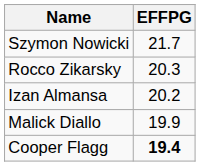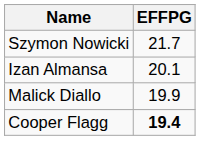- row: (65, 69)
(164, 95) 20.2 -> (164, 69) 20.1
